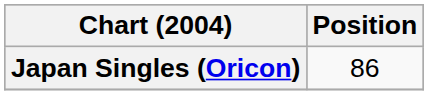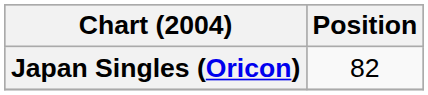(365, 67) 86 -> (365, 67) 82
